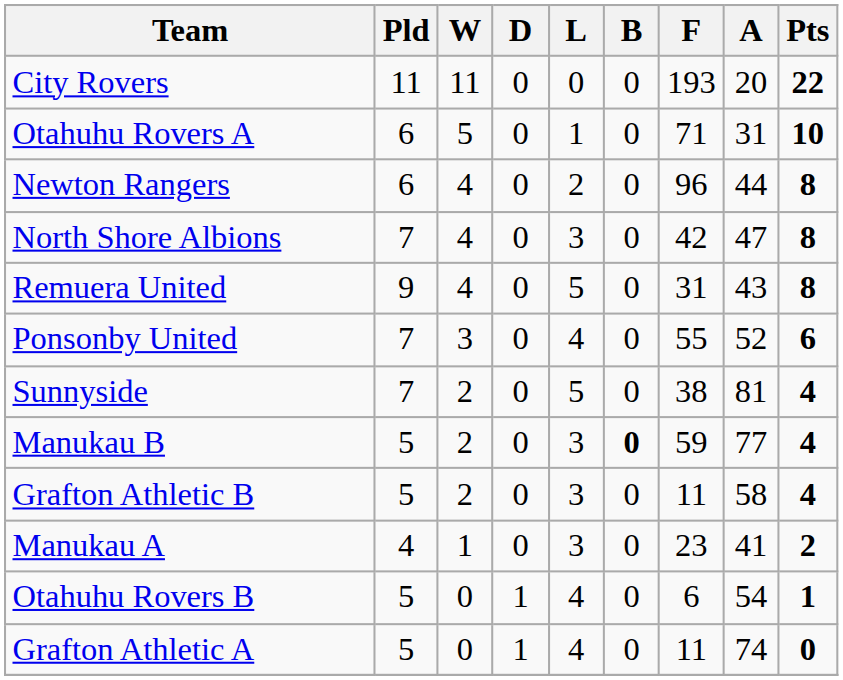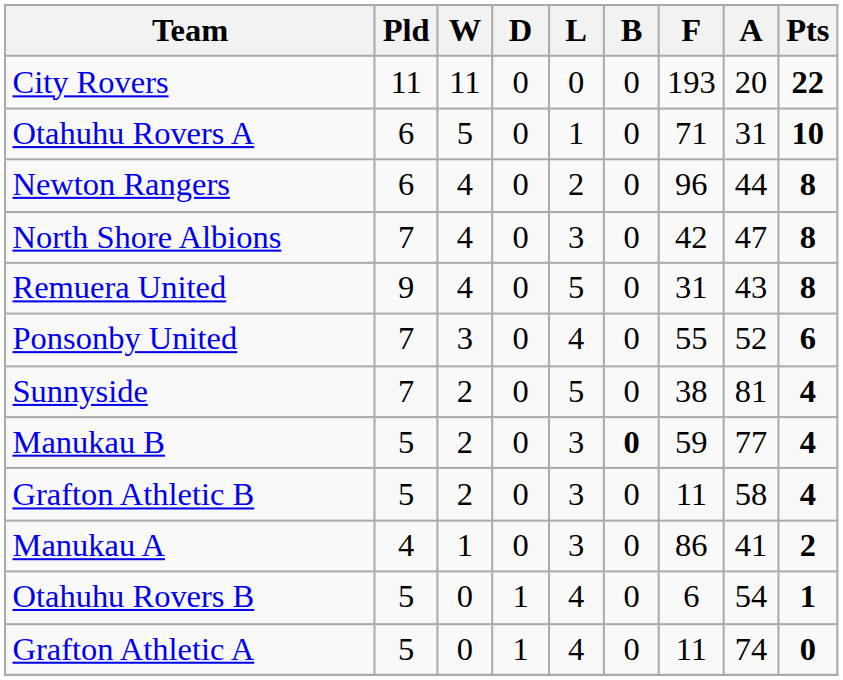(691, 545) 23 -> (691, 545) 86
